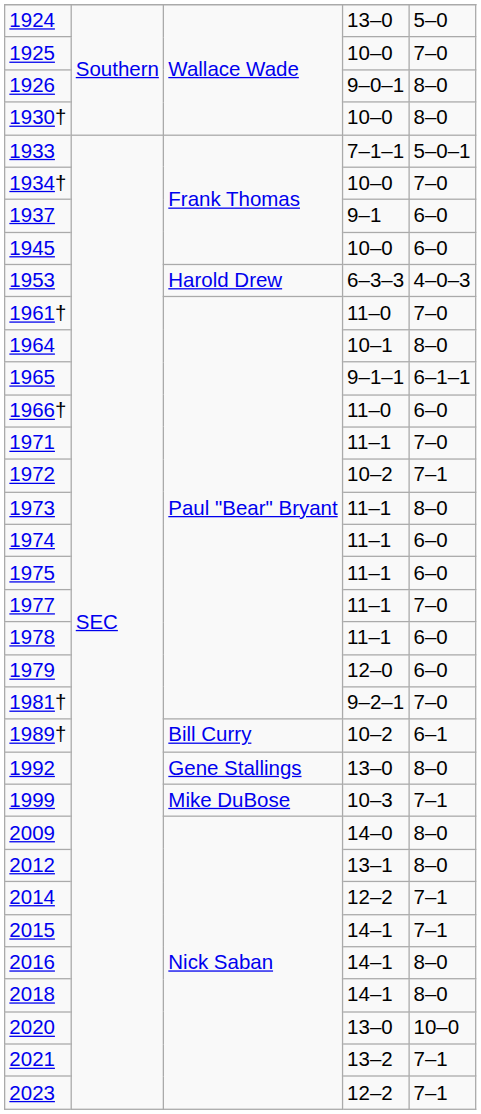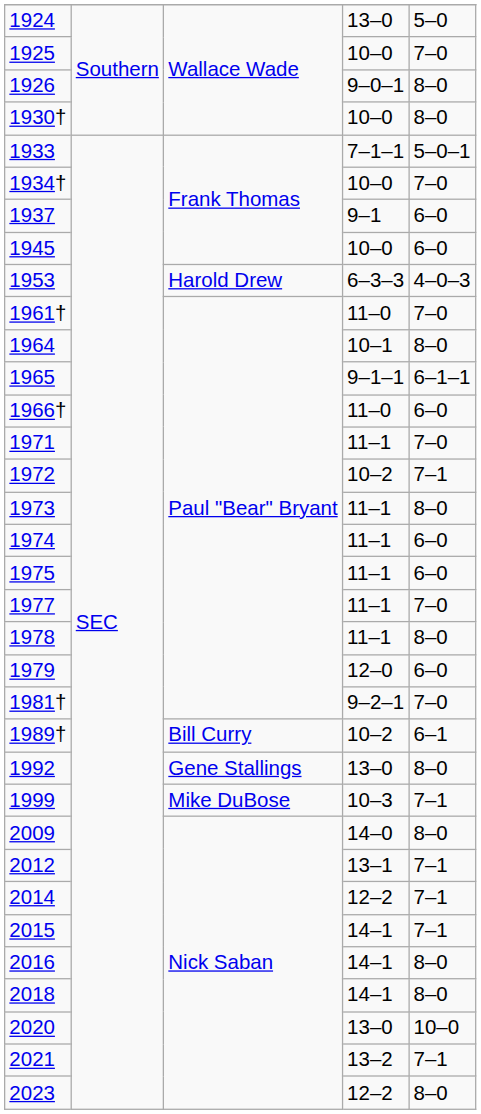(431, 637) 6–0 -> (431, 637) 8–0
(431, 865) 8–0 -> (431, 865) 7–1
(431, 1092) 7–1 -> (431, 1092) 8–0
